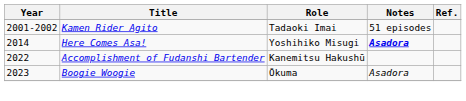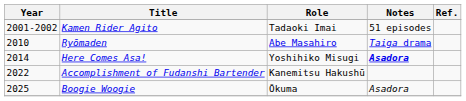+ row: (84, 42)
(18, 73) 2023 -> (18, 88) 2025
